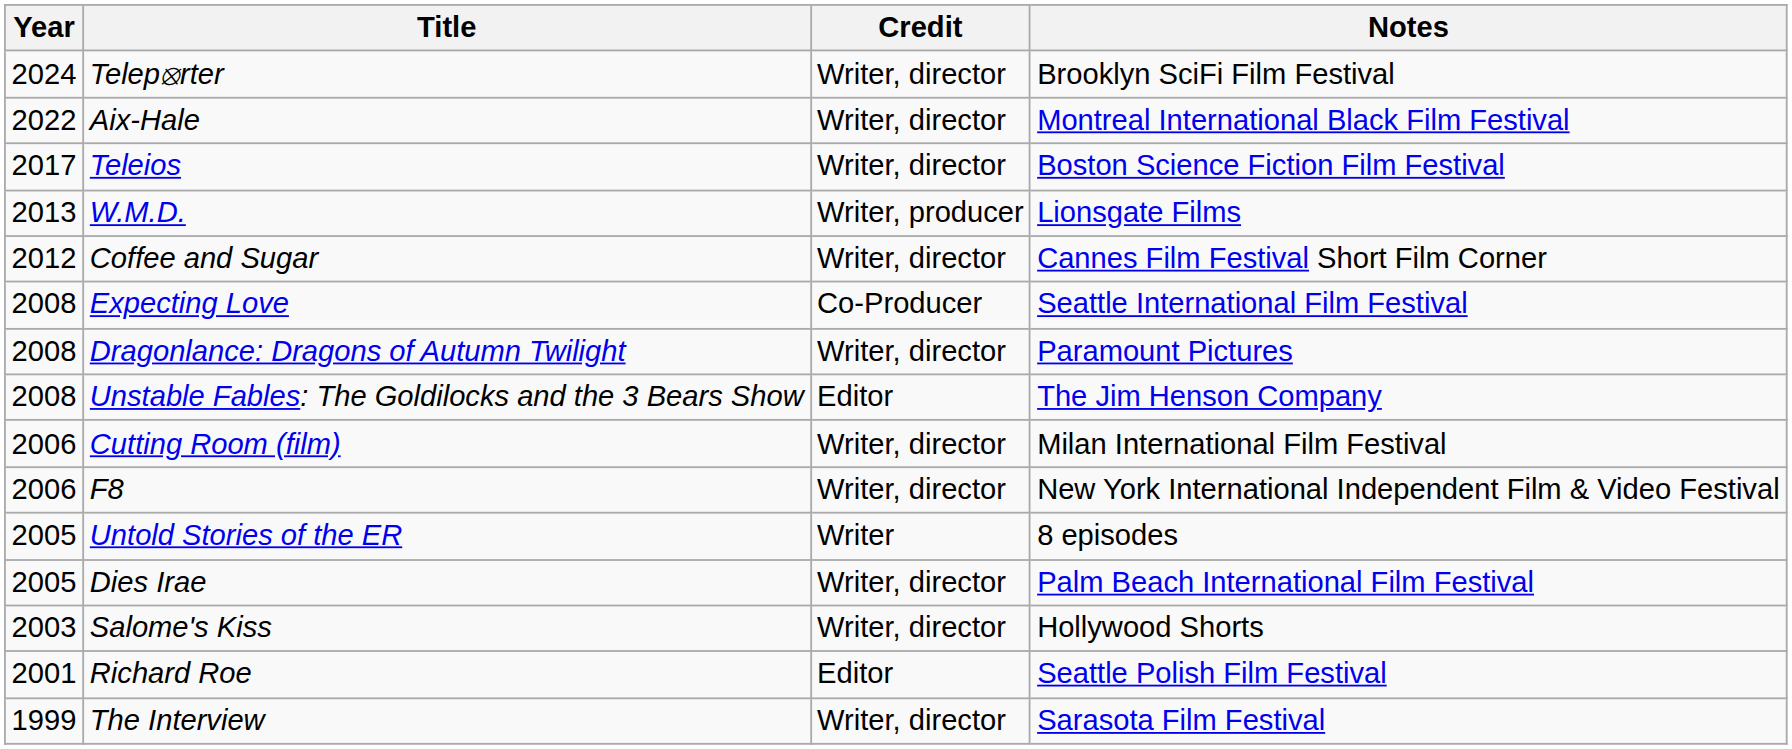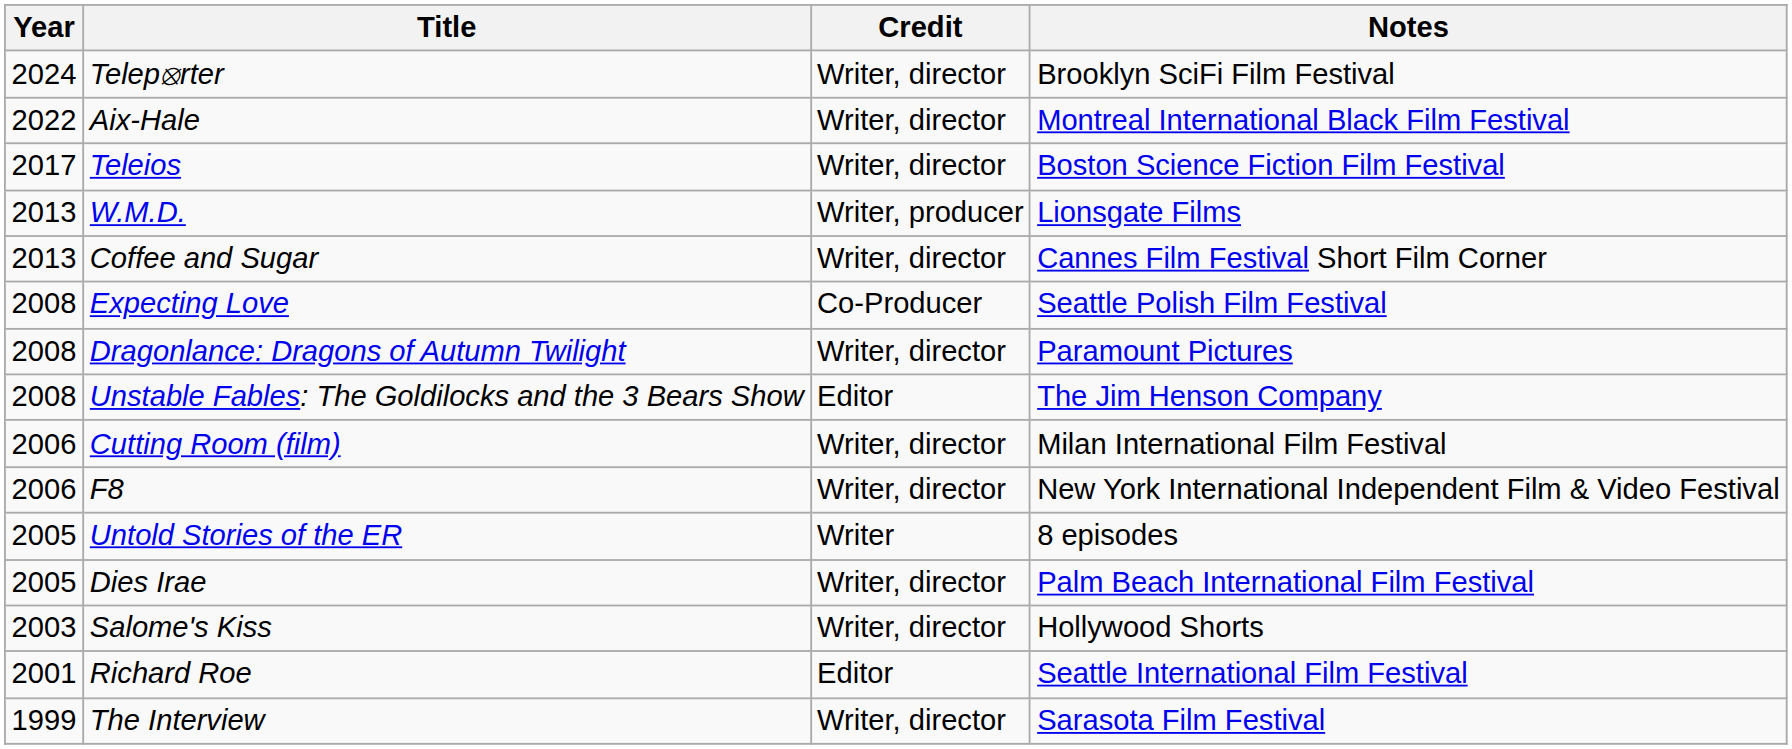(44, 258) 2012 -> (44, 258) 2013
(1252, 304) Seattle International Film Festival -> (1212, 304) Seattle Polish Film Festival
(1212, 674) Seattle Polish Film Festival -> (1252, 674) Seattle International Film Festival
